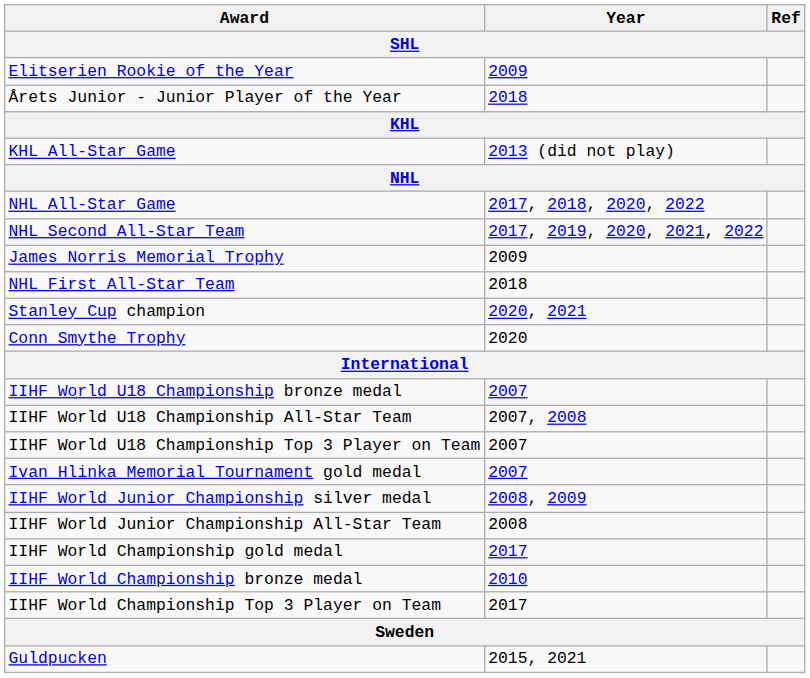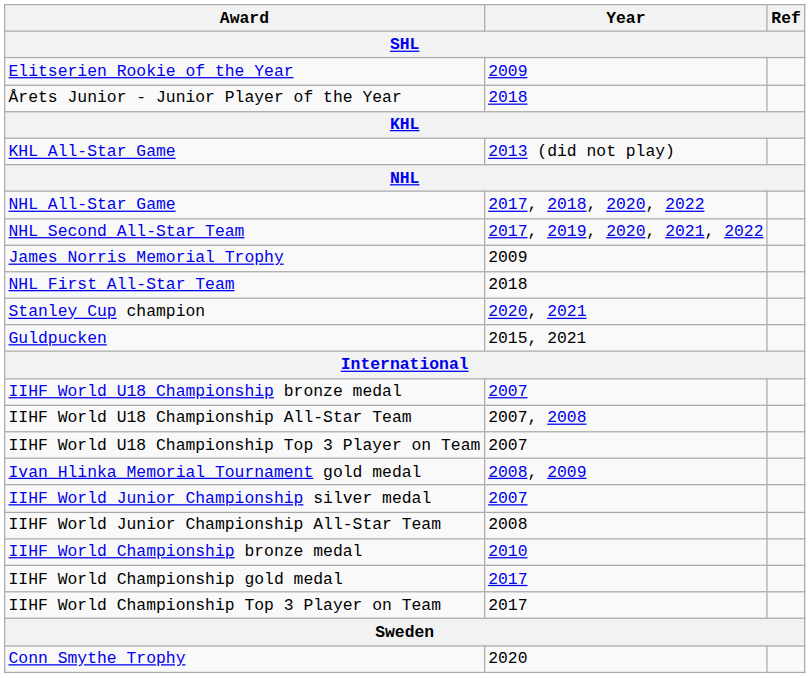rows swapped: (97, 338) <-> (58, 659)
(508, 472) 2007 -> (537, 472) 2008, 2009
(537, 499) 2008, 2009 -> (508, 499) 2007
rows swapped: (185, 579) <-> (176, 552)
